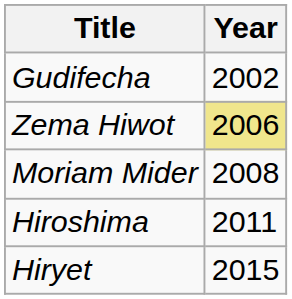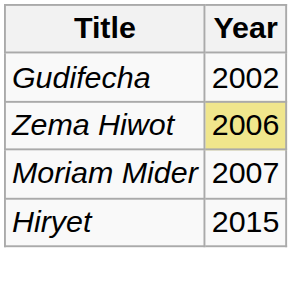(246, 173) 2008 -> (246, 173) 2007
- row: (80, 221)
